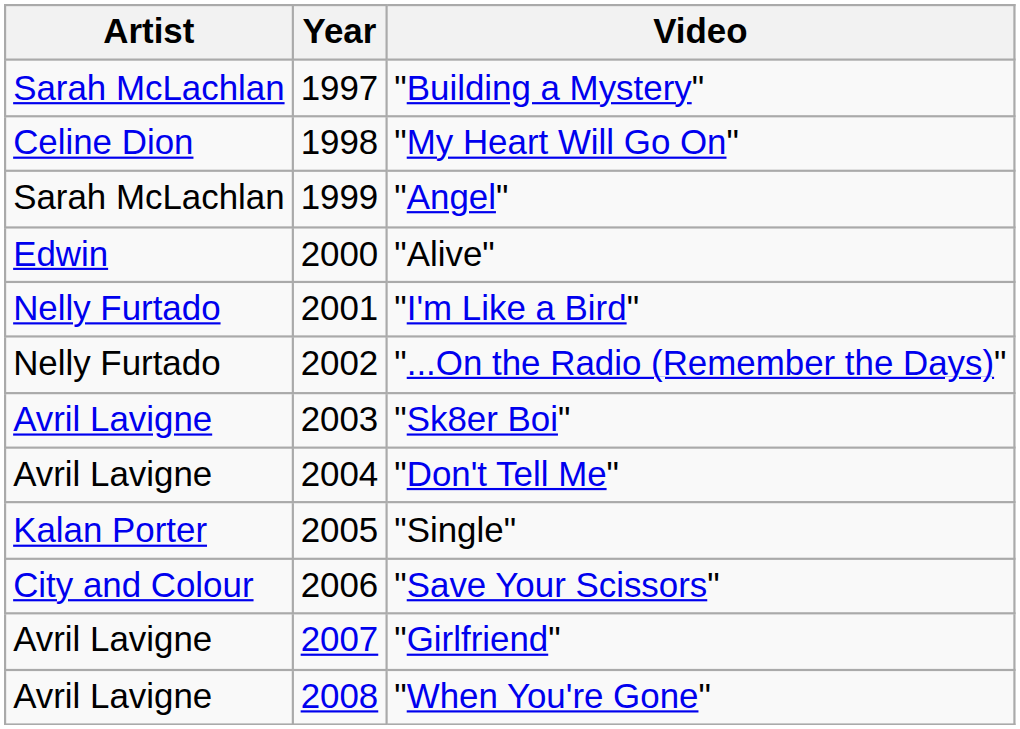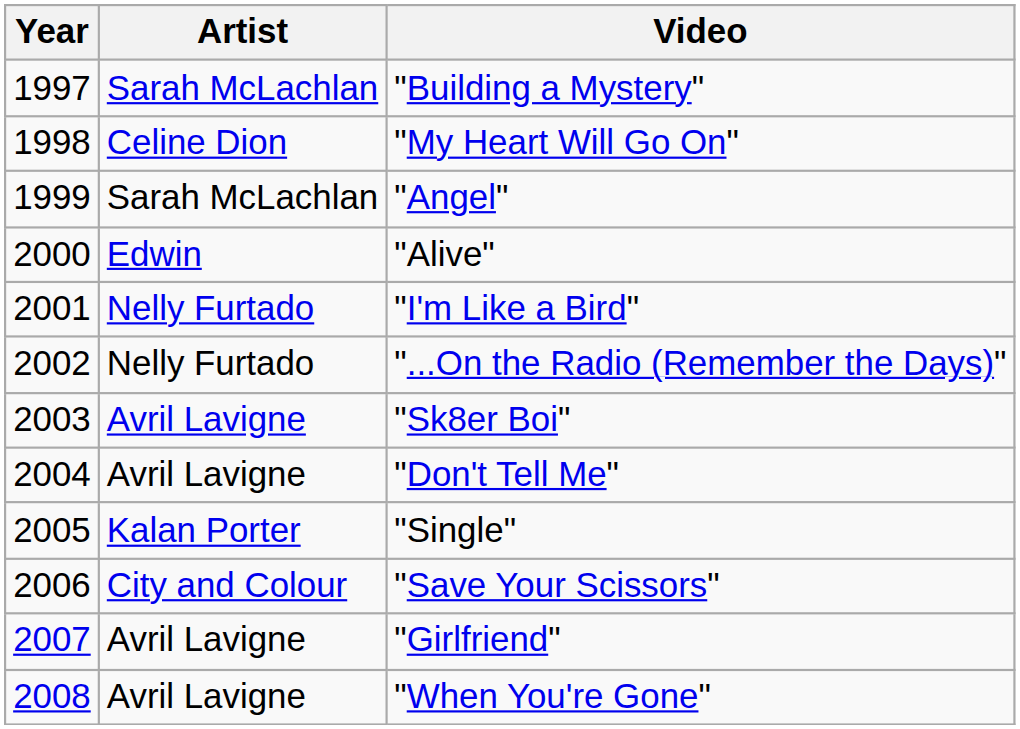columns swapped: (339, 32) <-> (149, 32)
